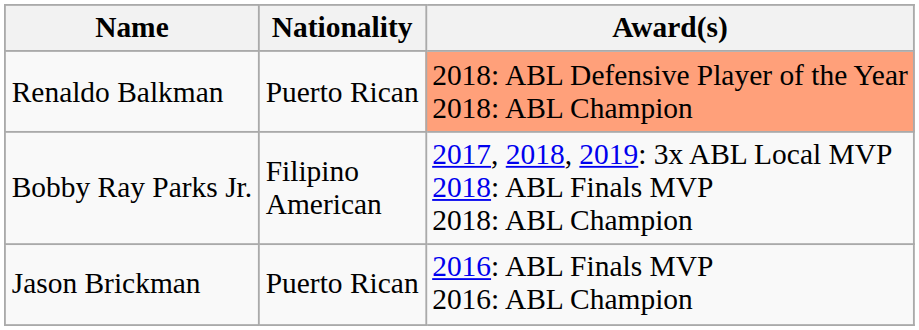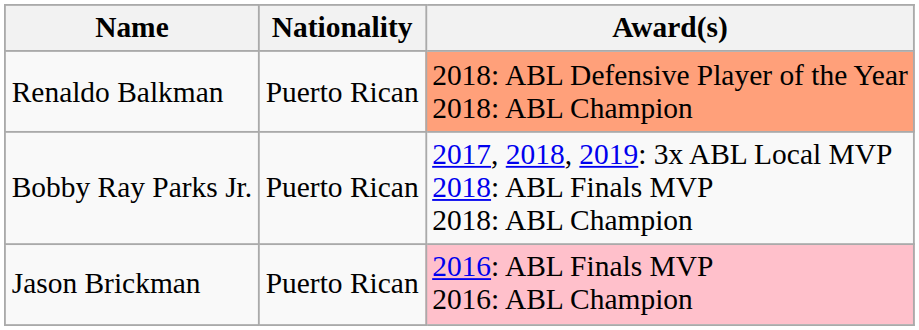(324, 187) Filipino American -> (342, 187) Puerto Rican
(573, 283) no background -> (573, 283) pink background
